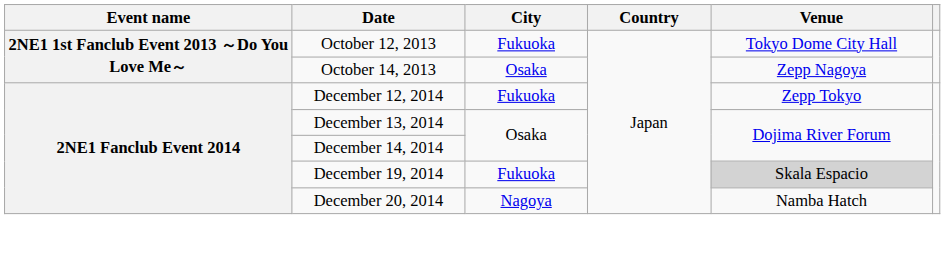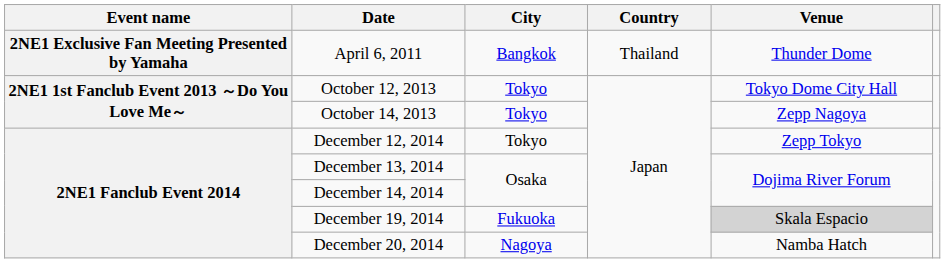+ row: (378, 52)
(526, 43) Fukuoka -> (526, 88) Tokyo
(526, 69) Osaka -> (526, 114) Tokyo
(526, 95) Fukuoka -> (526, 140) Tokyo
